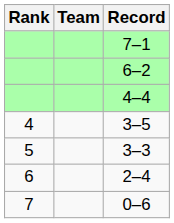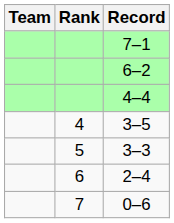columns swapped: (29, 17) <-> (79, 17)
